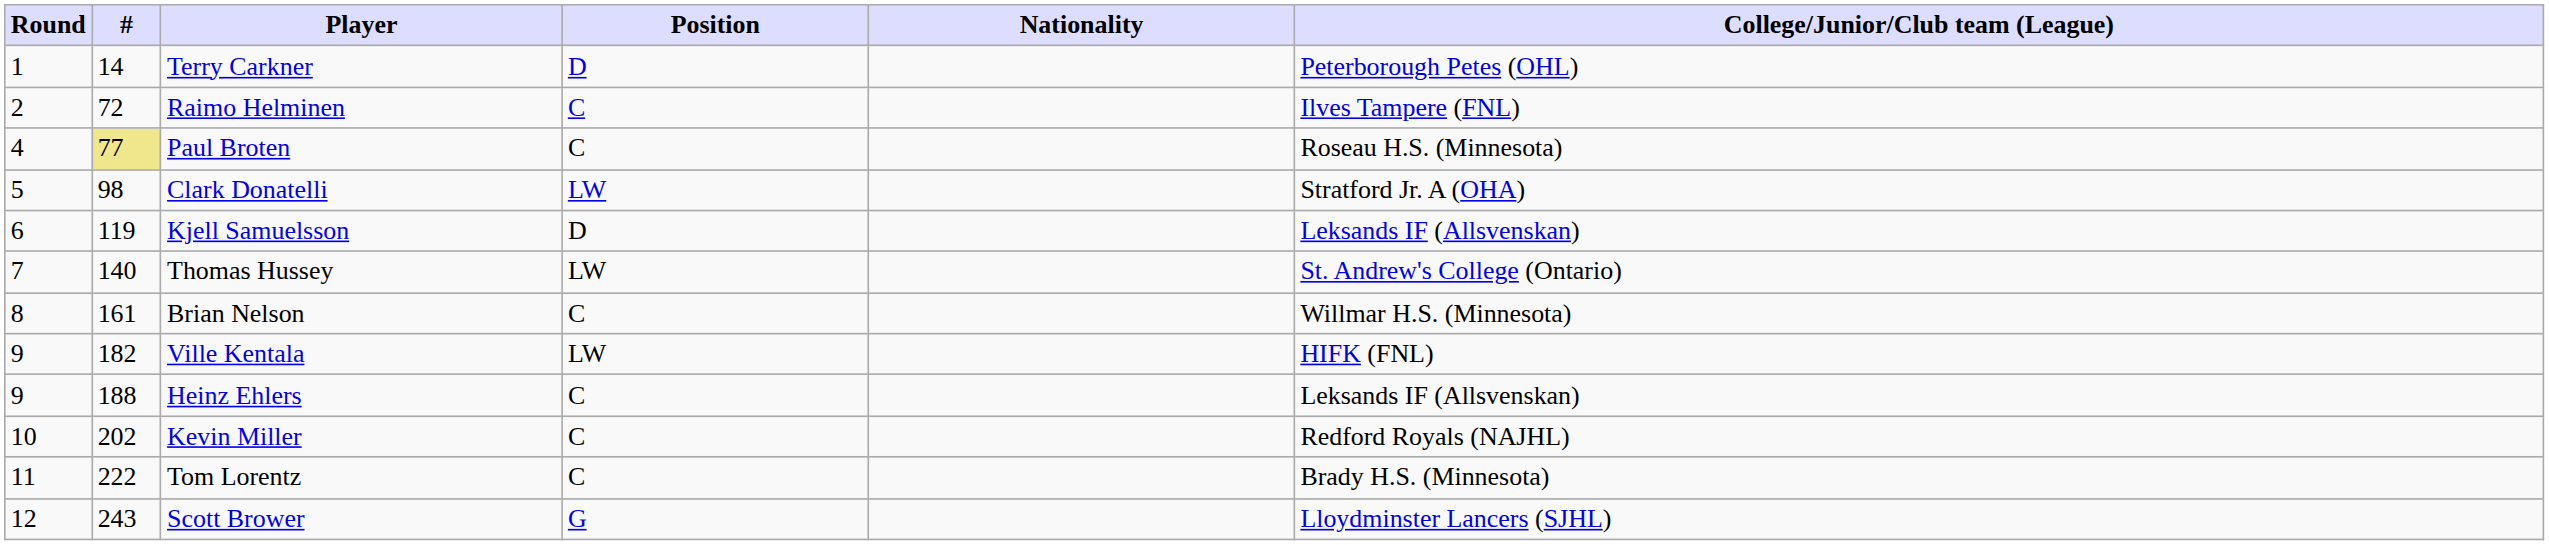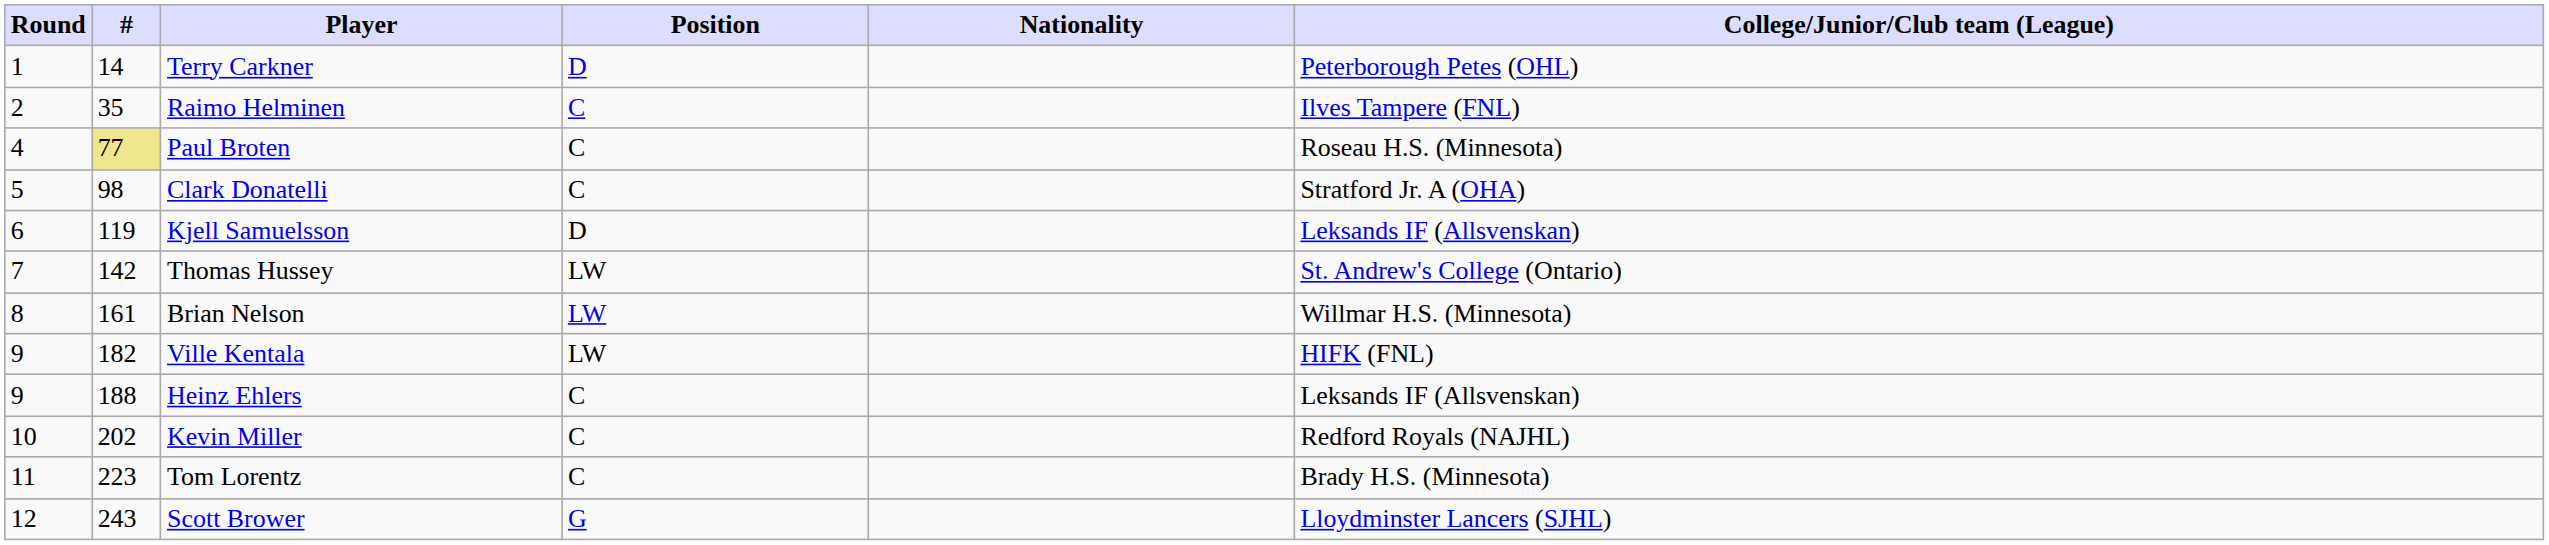(111, 107) 72 -> (111, 107) 35
(587, 189) LW -> (577, 189) C
(117, 271) 140 -> (117, 271) 142
(577, 312) C -> (587, 312) LW
(117, 477) 222 -> (117, 477) 223
